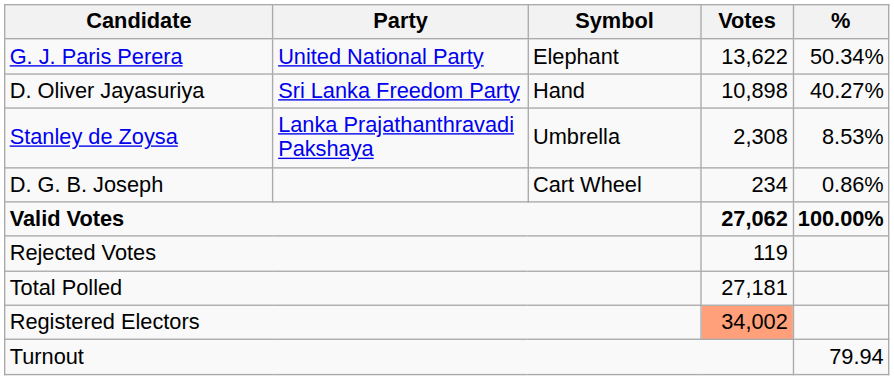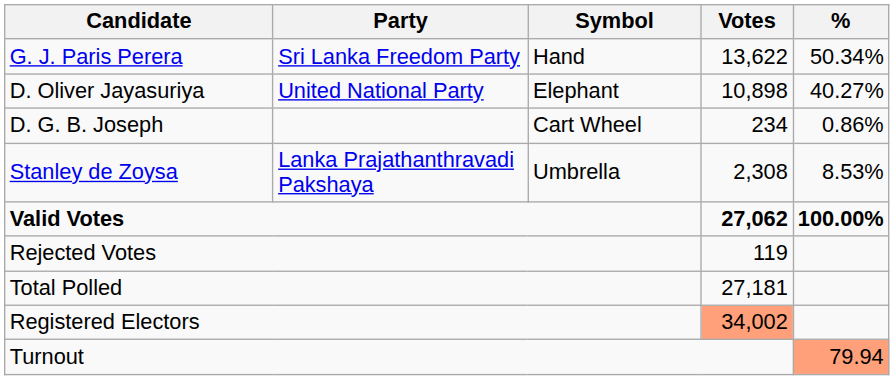(381, 56) United National Party -> (399, 56) Sri Lanka Freedom Party
(576, 56) Elephant -> (559, 56) Hand
(399, 90) Sri Lanka Freedom Party -> (381, 90) United National Party
(559, 90) Hand -> (576, 90) Elephant
rows swapped: (94, 137) <-> (86, 184)
(856, 356) no background -> (856, 356) lightsalmon background
